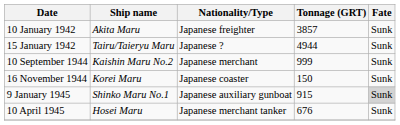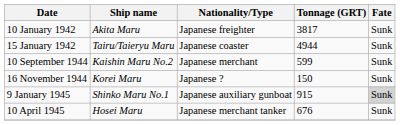(307, 29) 3857 -> (307, 29) 3817
(201, 45) Japanese ? -> (214, 45) Japanese coaster
(305, 62) 999 -> (305, 62) 599
(214, 78) Japanese coaster -> (201, 78) Japanese ?
